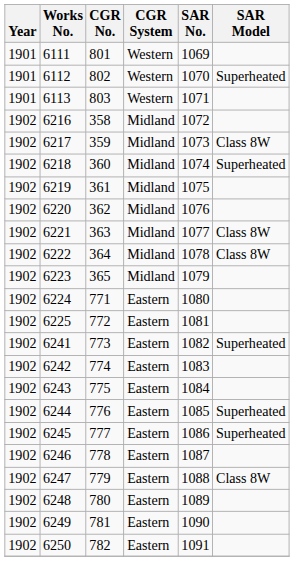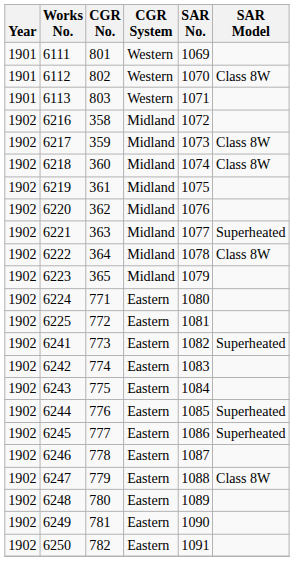(251, 76) Superheated -> (243, 76) Class 8W
(251, 165) Superheated -> (243, 165) Class 8W
(243, 232) Class 8W -> (251, 232) Superheated
